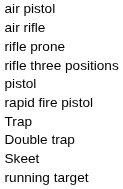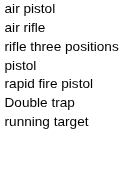- row: (35, 46)
- row: (18, 121)
- row: (22, 158)
